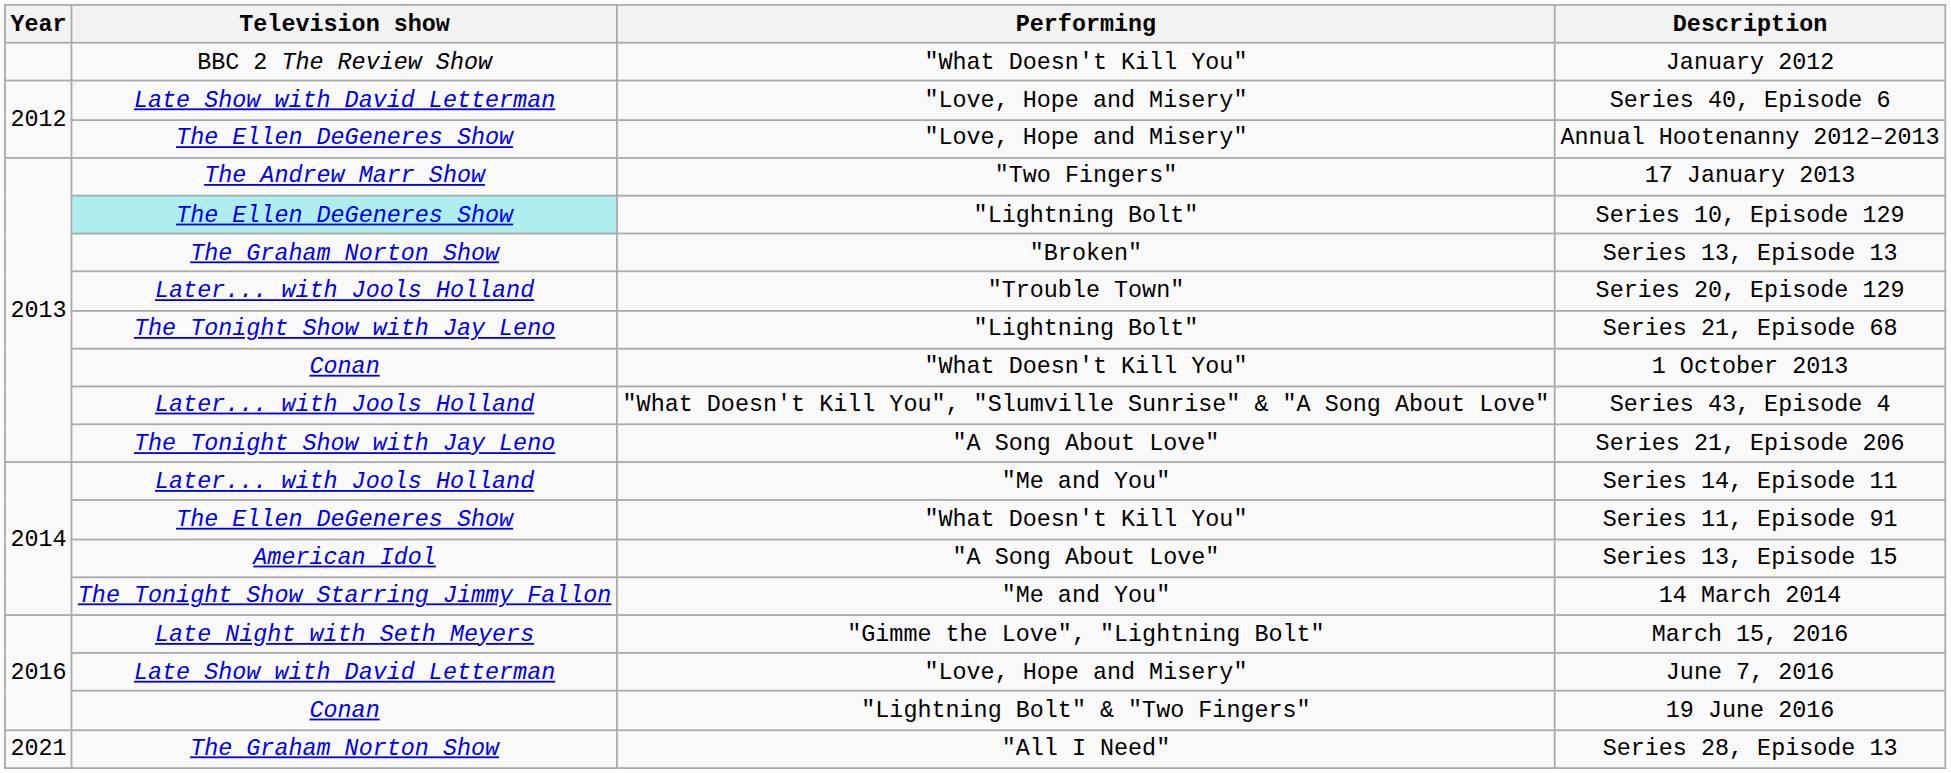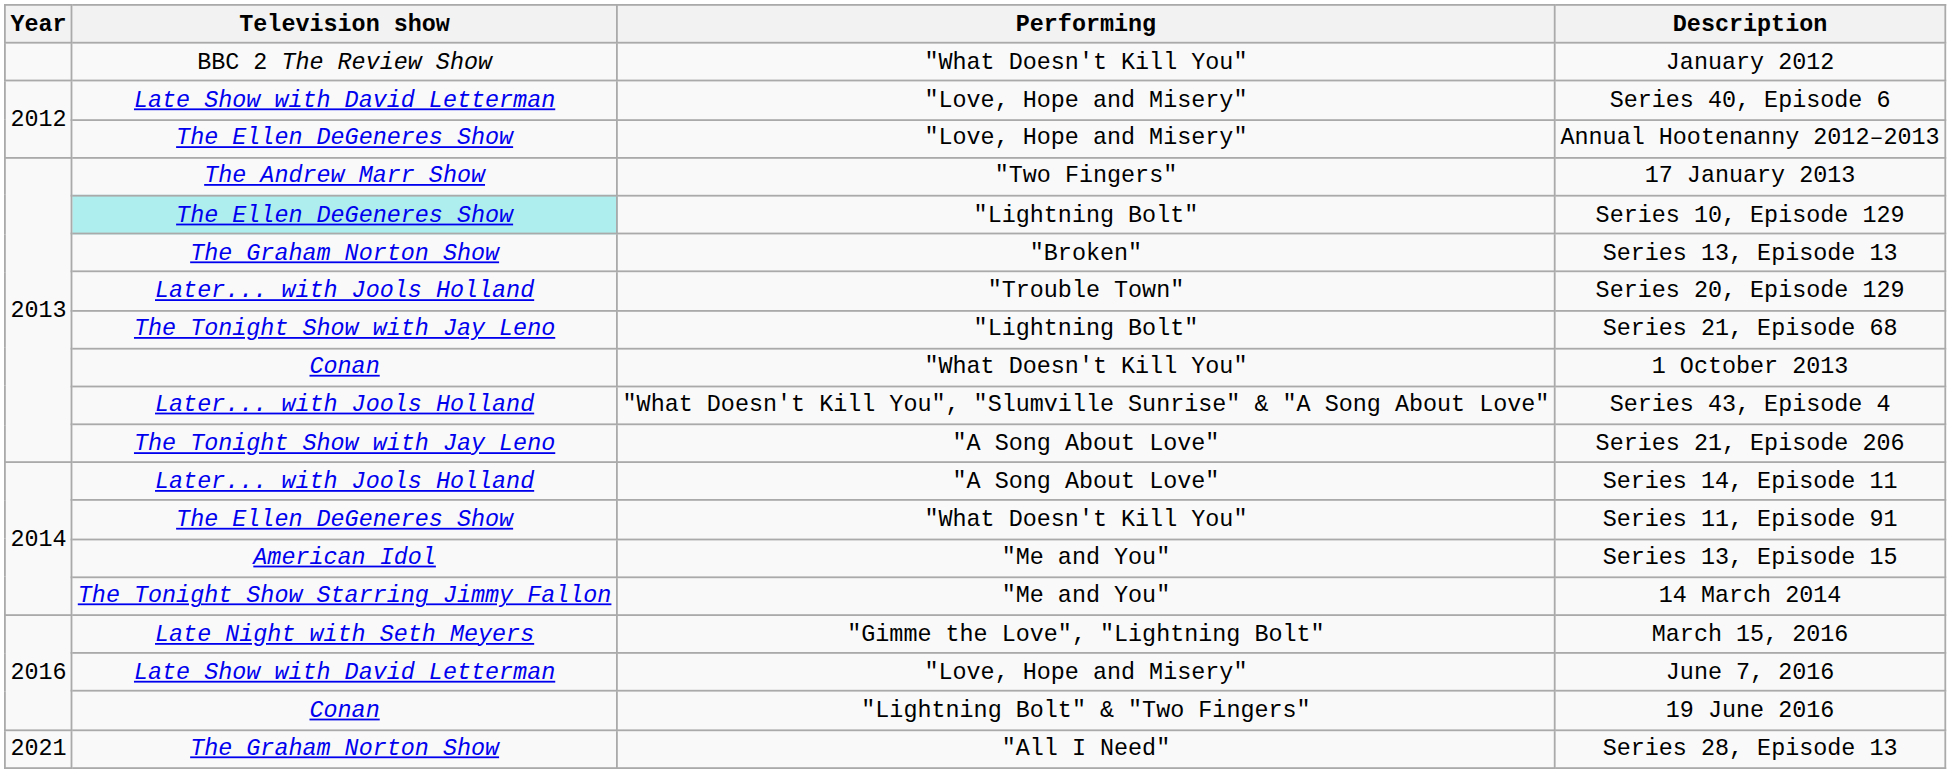(1086, 482) "Me and You" -> (1086, 482) "A Song About Love"
(1086, 558) "A Song About Love" -> (1086, 558) "Me and You"
